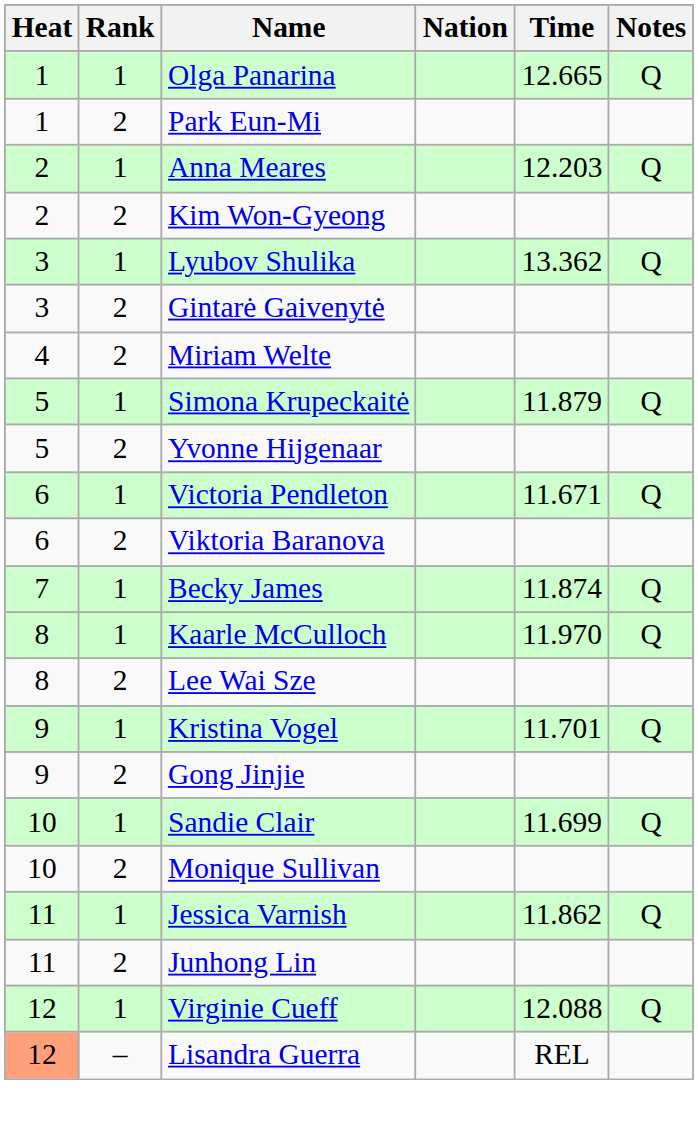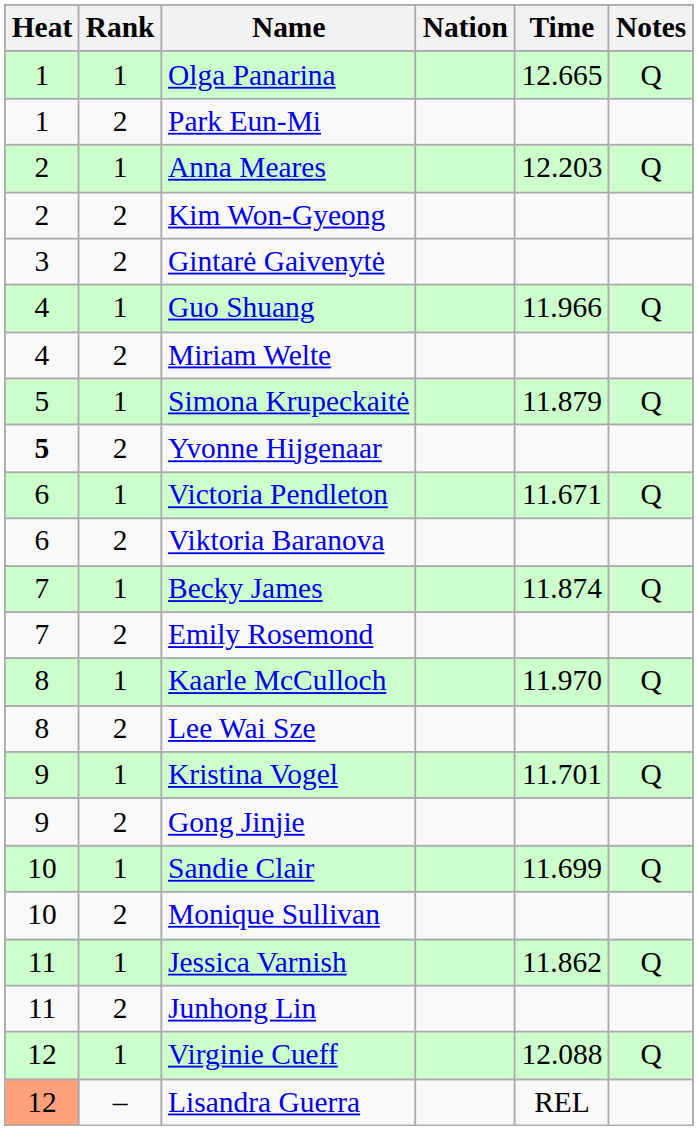- row: (262, 261)
+ row: (241, 307)
(42, 448) normal -> (42, 448) bold
+ row: (271, 634)
